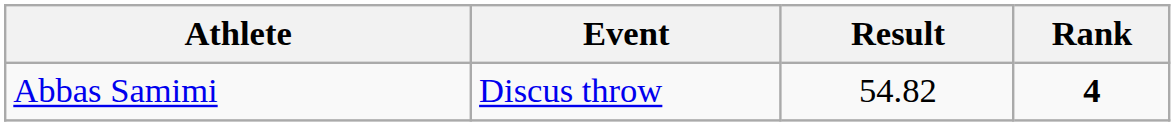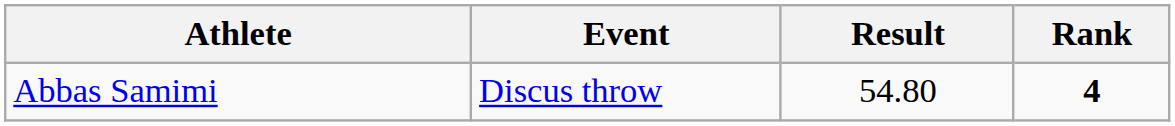(898, 90) 54.82 -> (898, 90) 54.80
